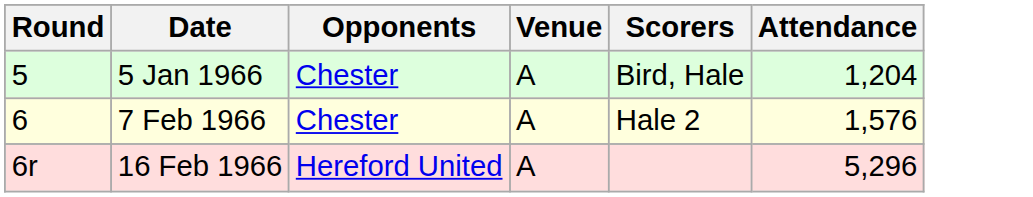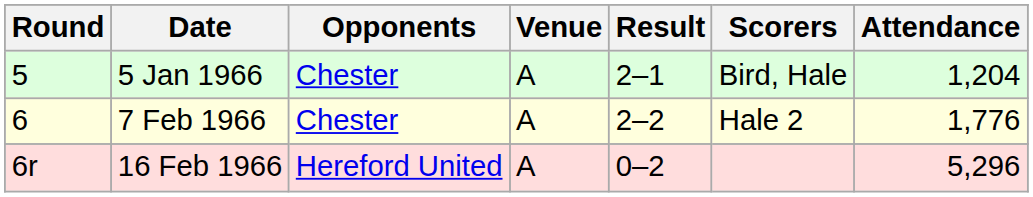+ column: (661, 27)
(881, 120) 1,576 -> (984, 120) 1,776
